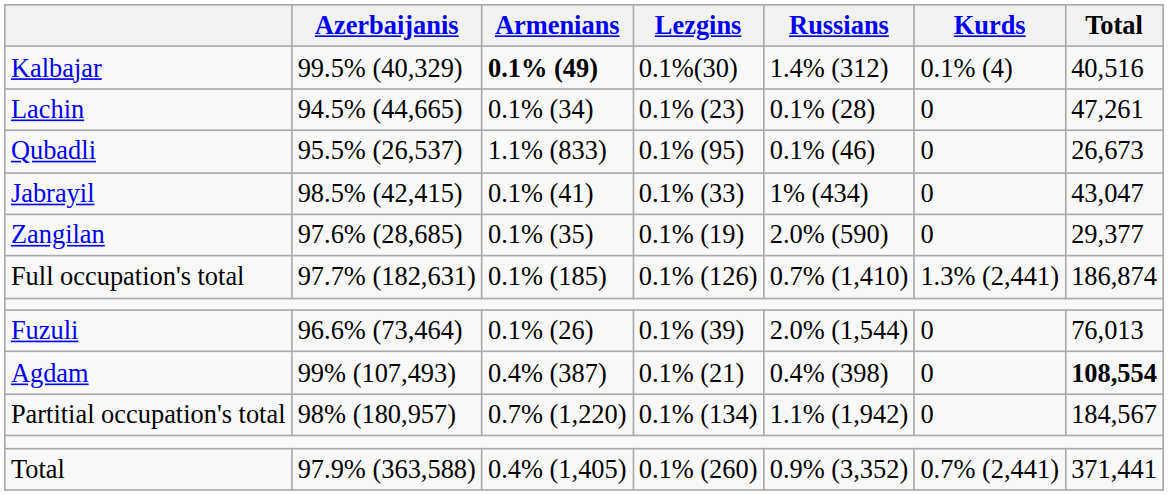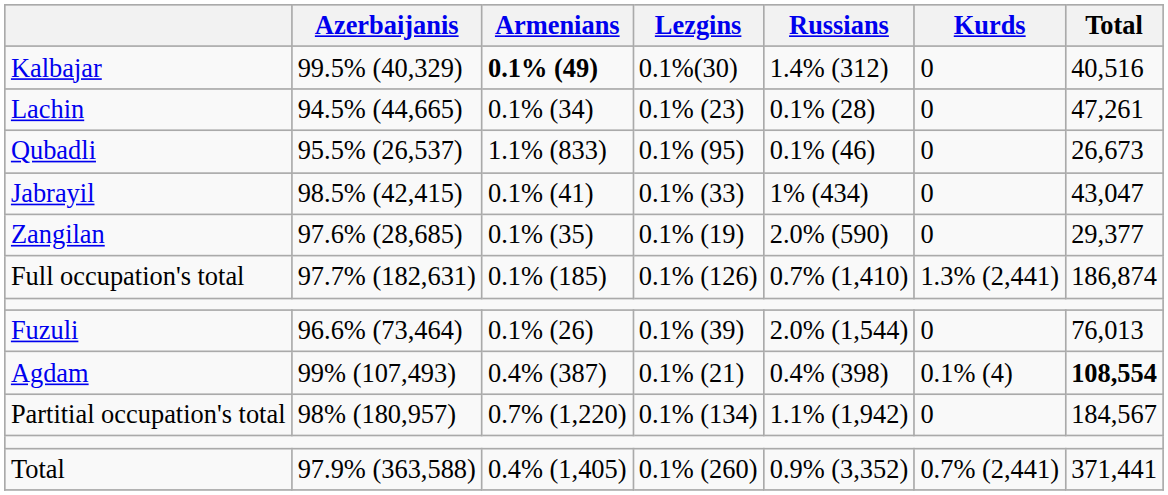(967, 67) 0.1% (4) -> (927, 67) 0
(927, 372) 0 -> (967, 372) 0.1% (4)
